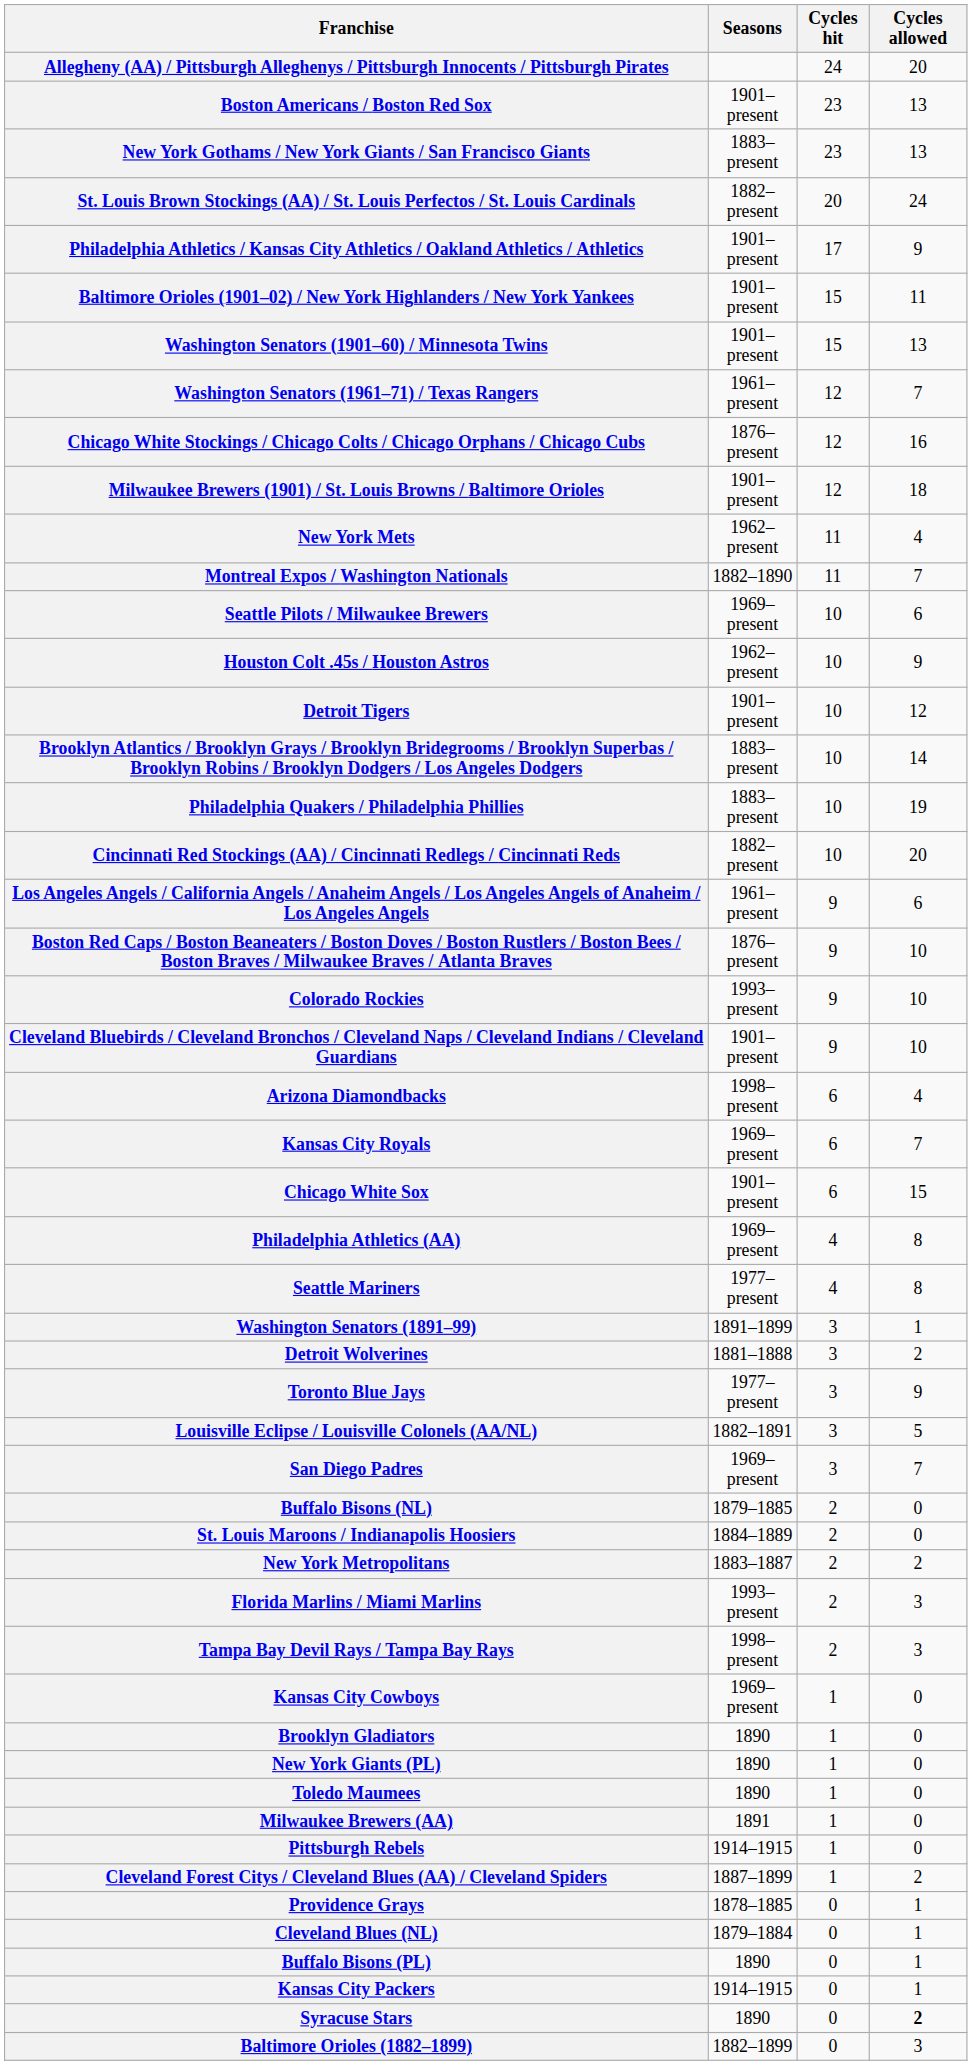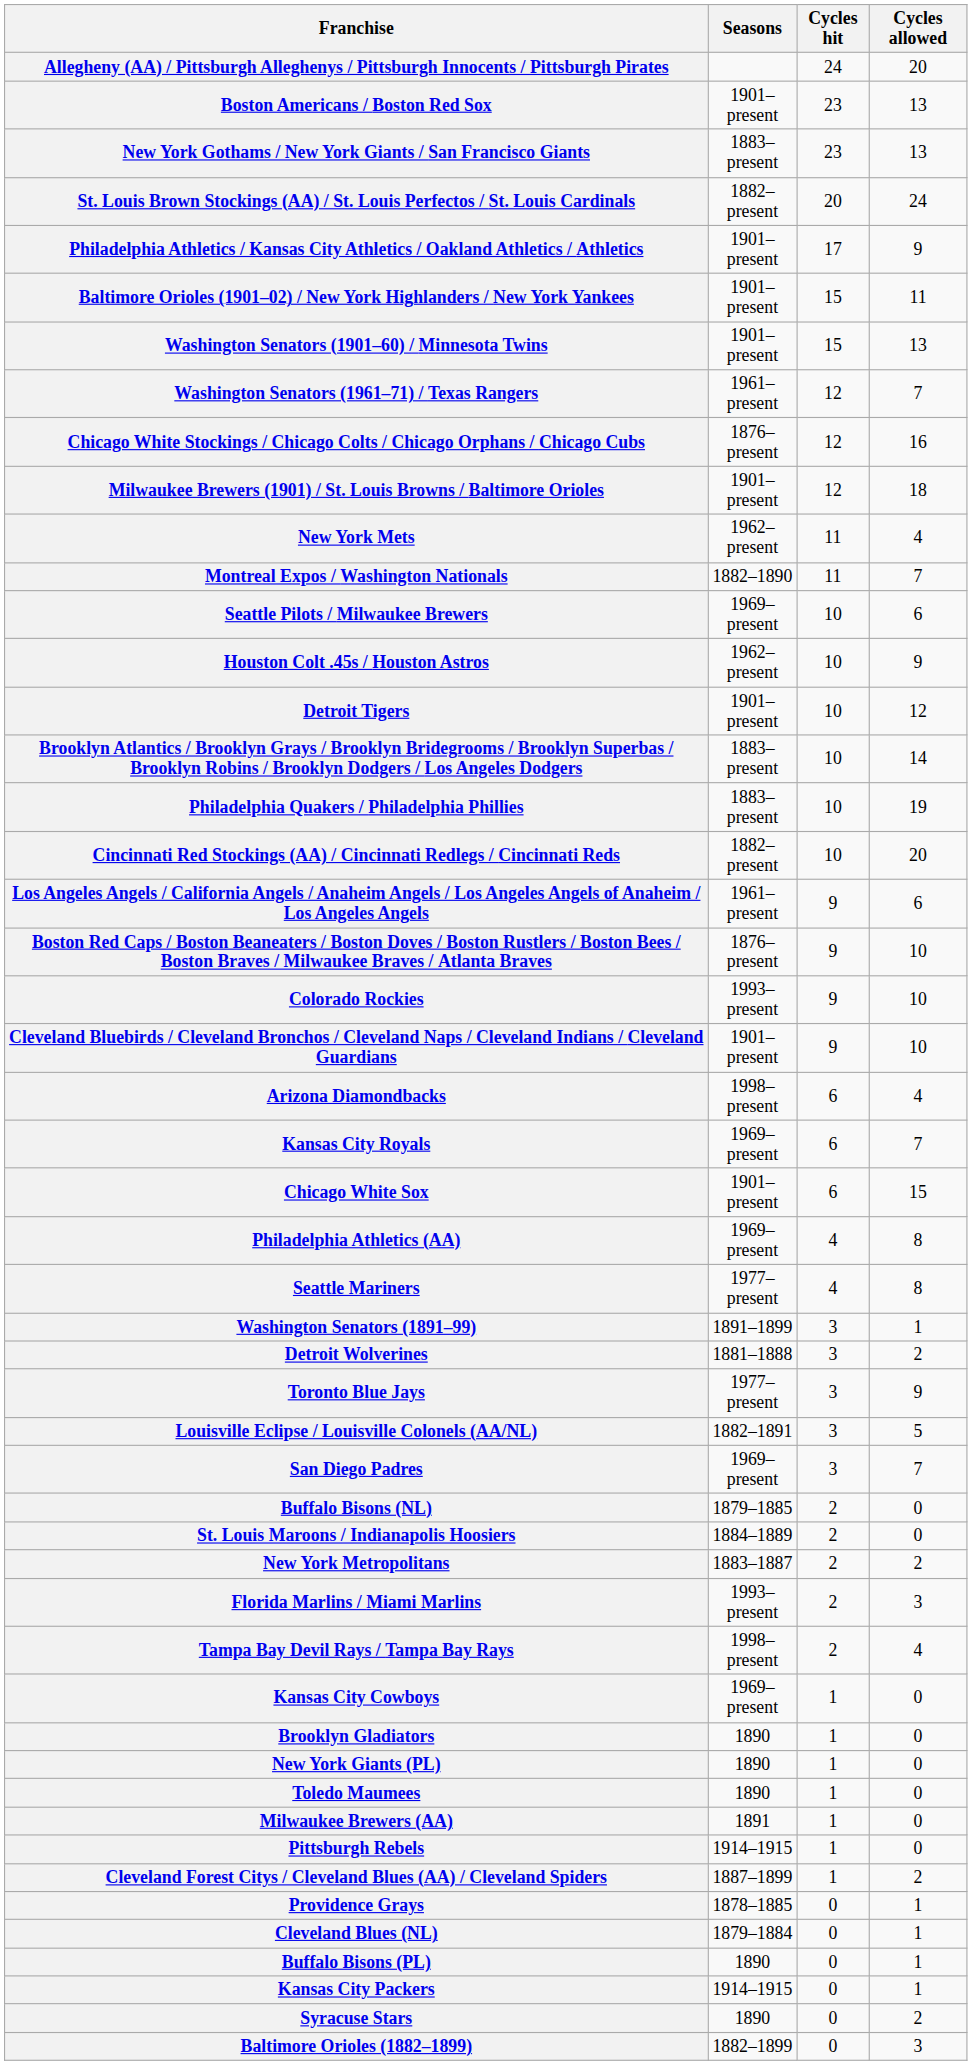(918, 1650) 3 -> (918, 1650) 4
(918, 2018) bold -> (918, 2018) normal
